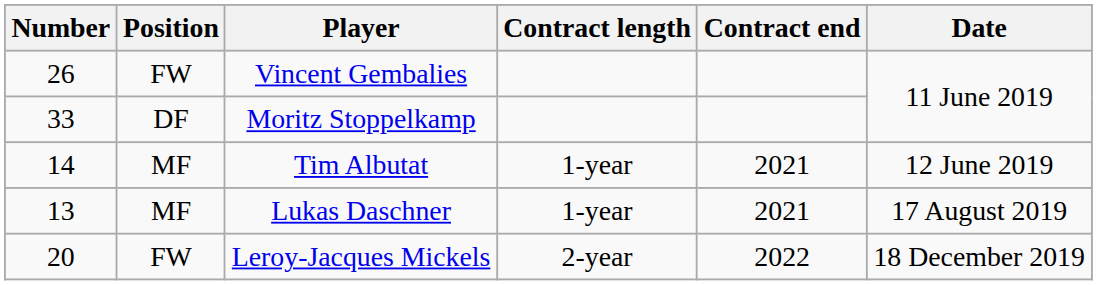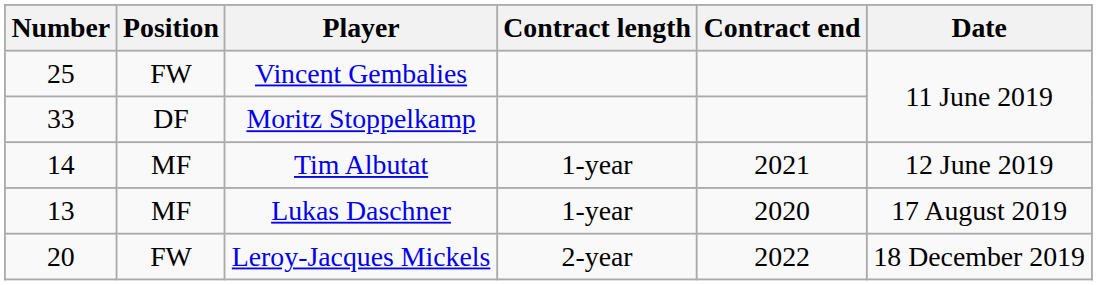(61, 73) 26 -> (61, 73) 25
(782, 211) 2021 -> (782, 211) 2020
